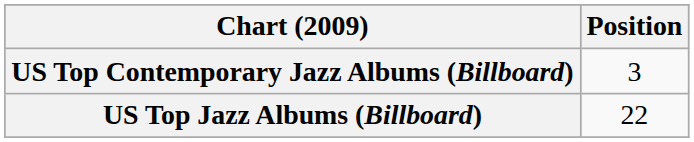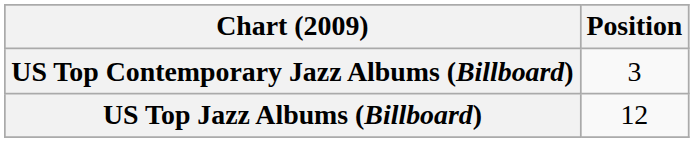(634, 114) 22 -> (634, 114) 12
